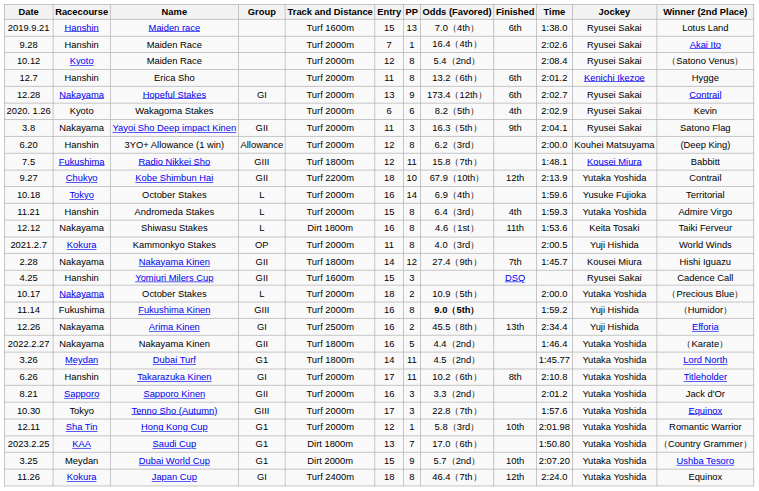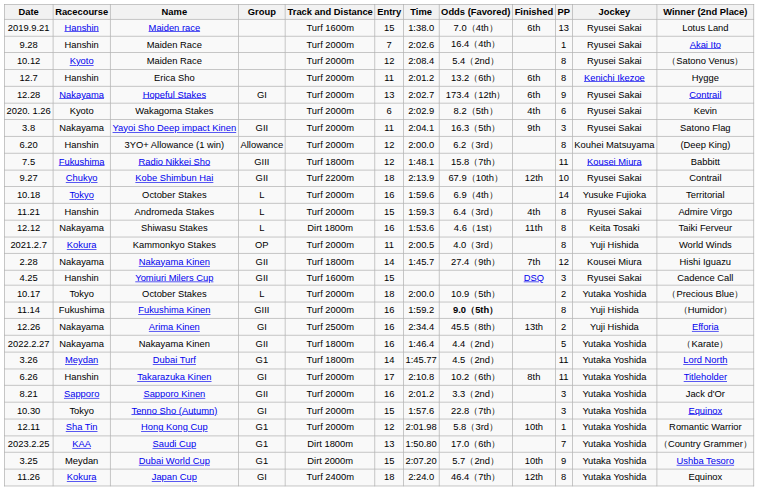columns swapped: (412, 12) <-> (554, 12)
(614, 179) Yutaka Yoshida -> (614, 179) Ryusei Sakai
(614, 212) Yutaka Yoshida -> (614, 212) Ryusei Sakai
(82, 294) Nakayama -> (82, 294) Tokyo
(262, 411) GIII -> (262, 411) GI
(389, 411) 17 -> (389, 411) 15
